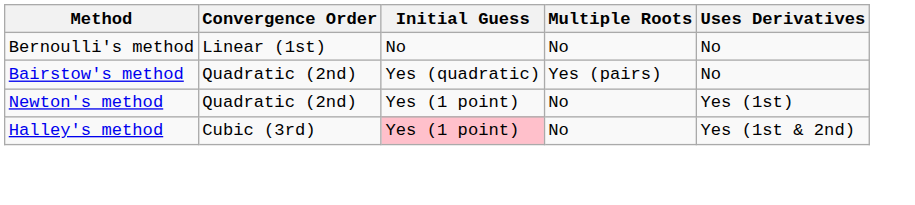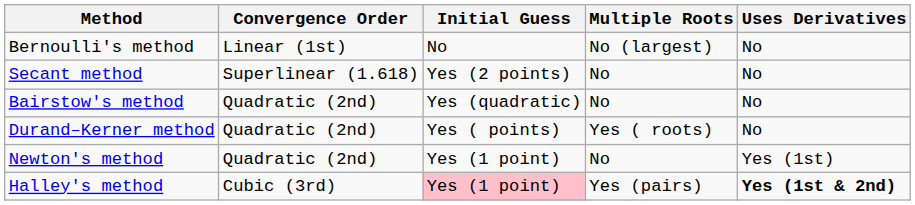(558, 47) No -> (651, 47) No (largest)
+ row: (76, 75)
(605, 75) Yes (pairs) -> (600, 103) No
+ row: (112, 131)
(558, 131) No -> (646, 186) Yes (pairs)
(778, 131) normal -> (819, 186) bold
